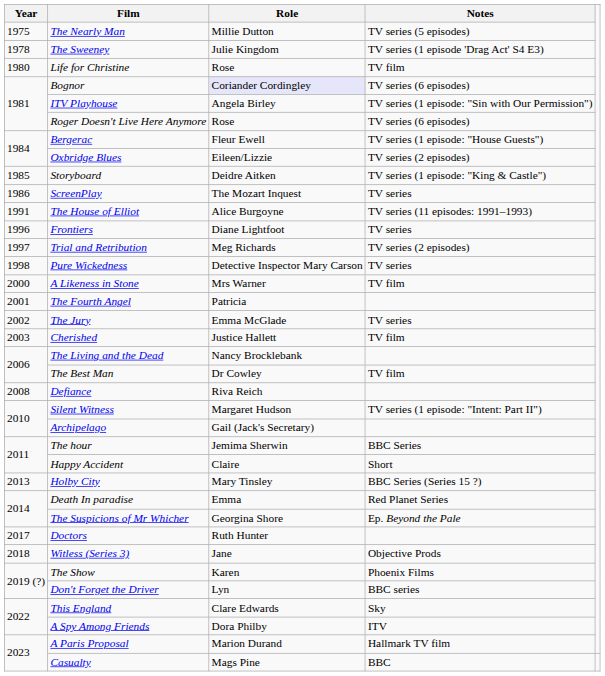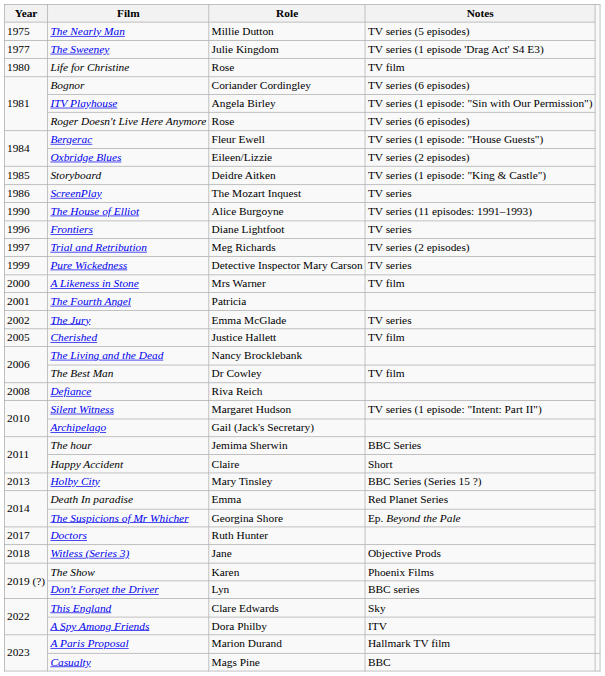(18, 49) 1978 -> (18, 49) 1977
(261, 85) lavender background -> (261, 85) no background
(18, 211) 1991 -> (18, 211) 1990
(18, 265) 1998 -> (18, 265) 1999
(18, 337) 2003 -> (18, 337) 2005
